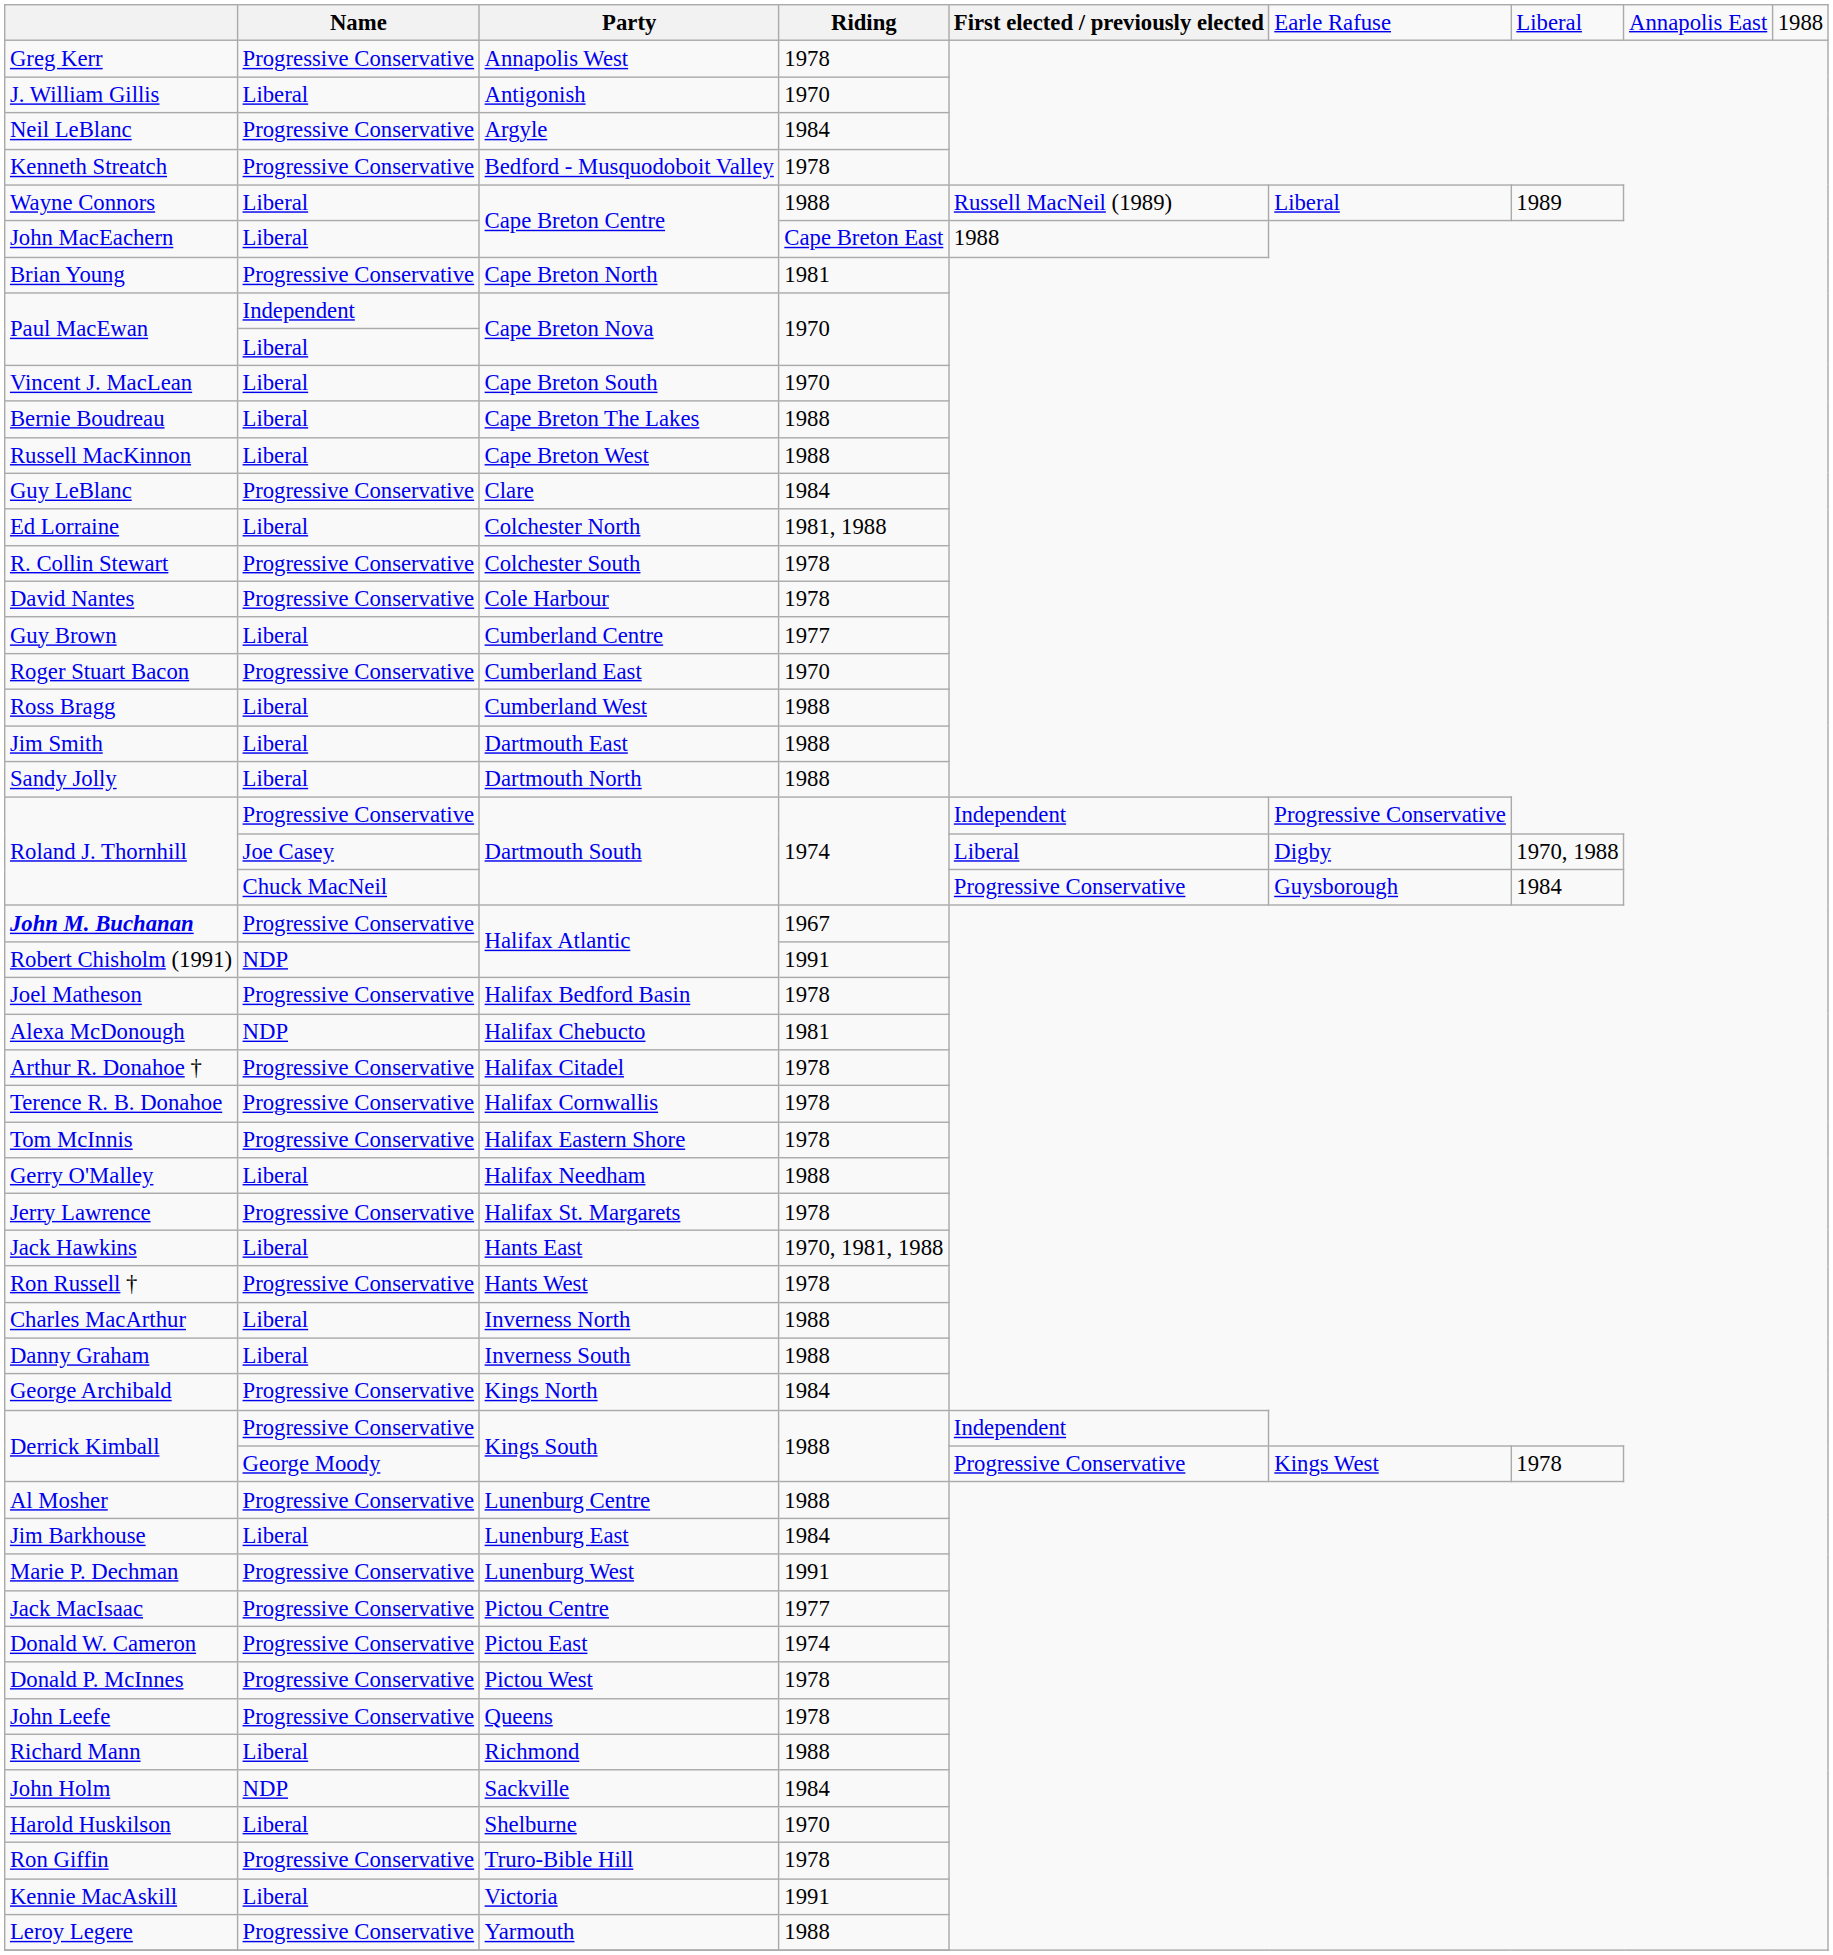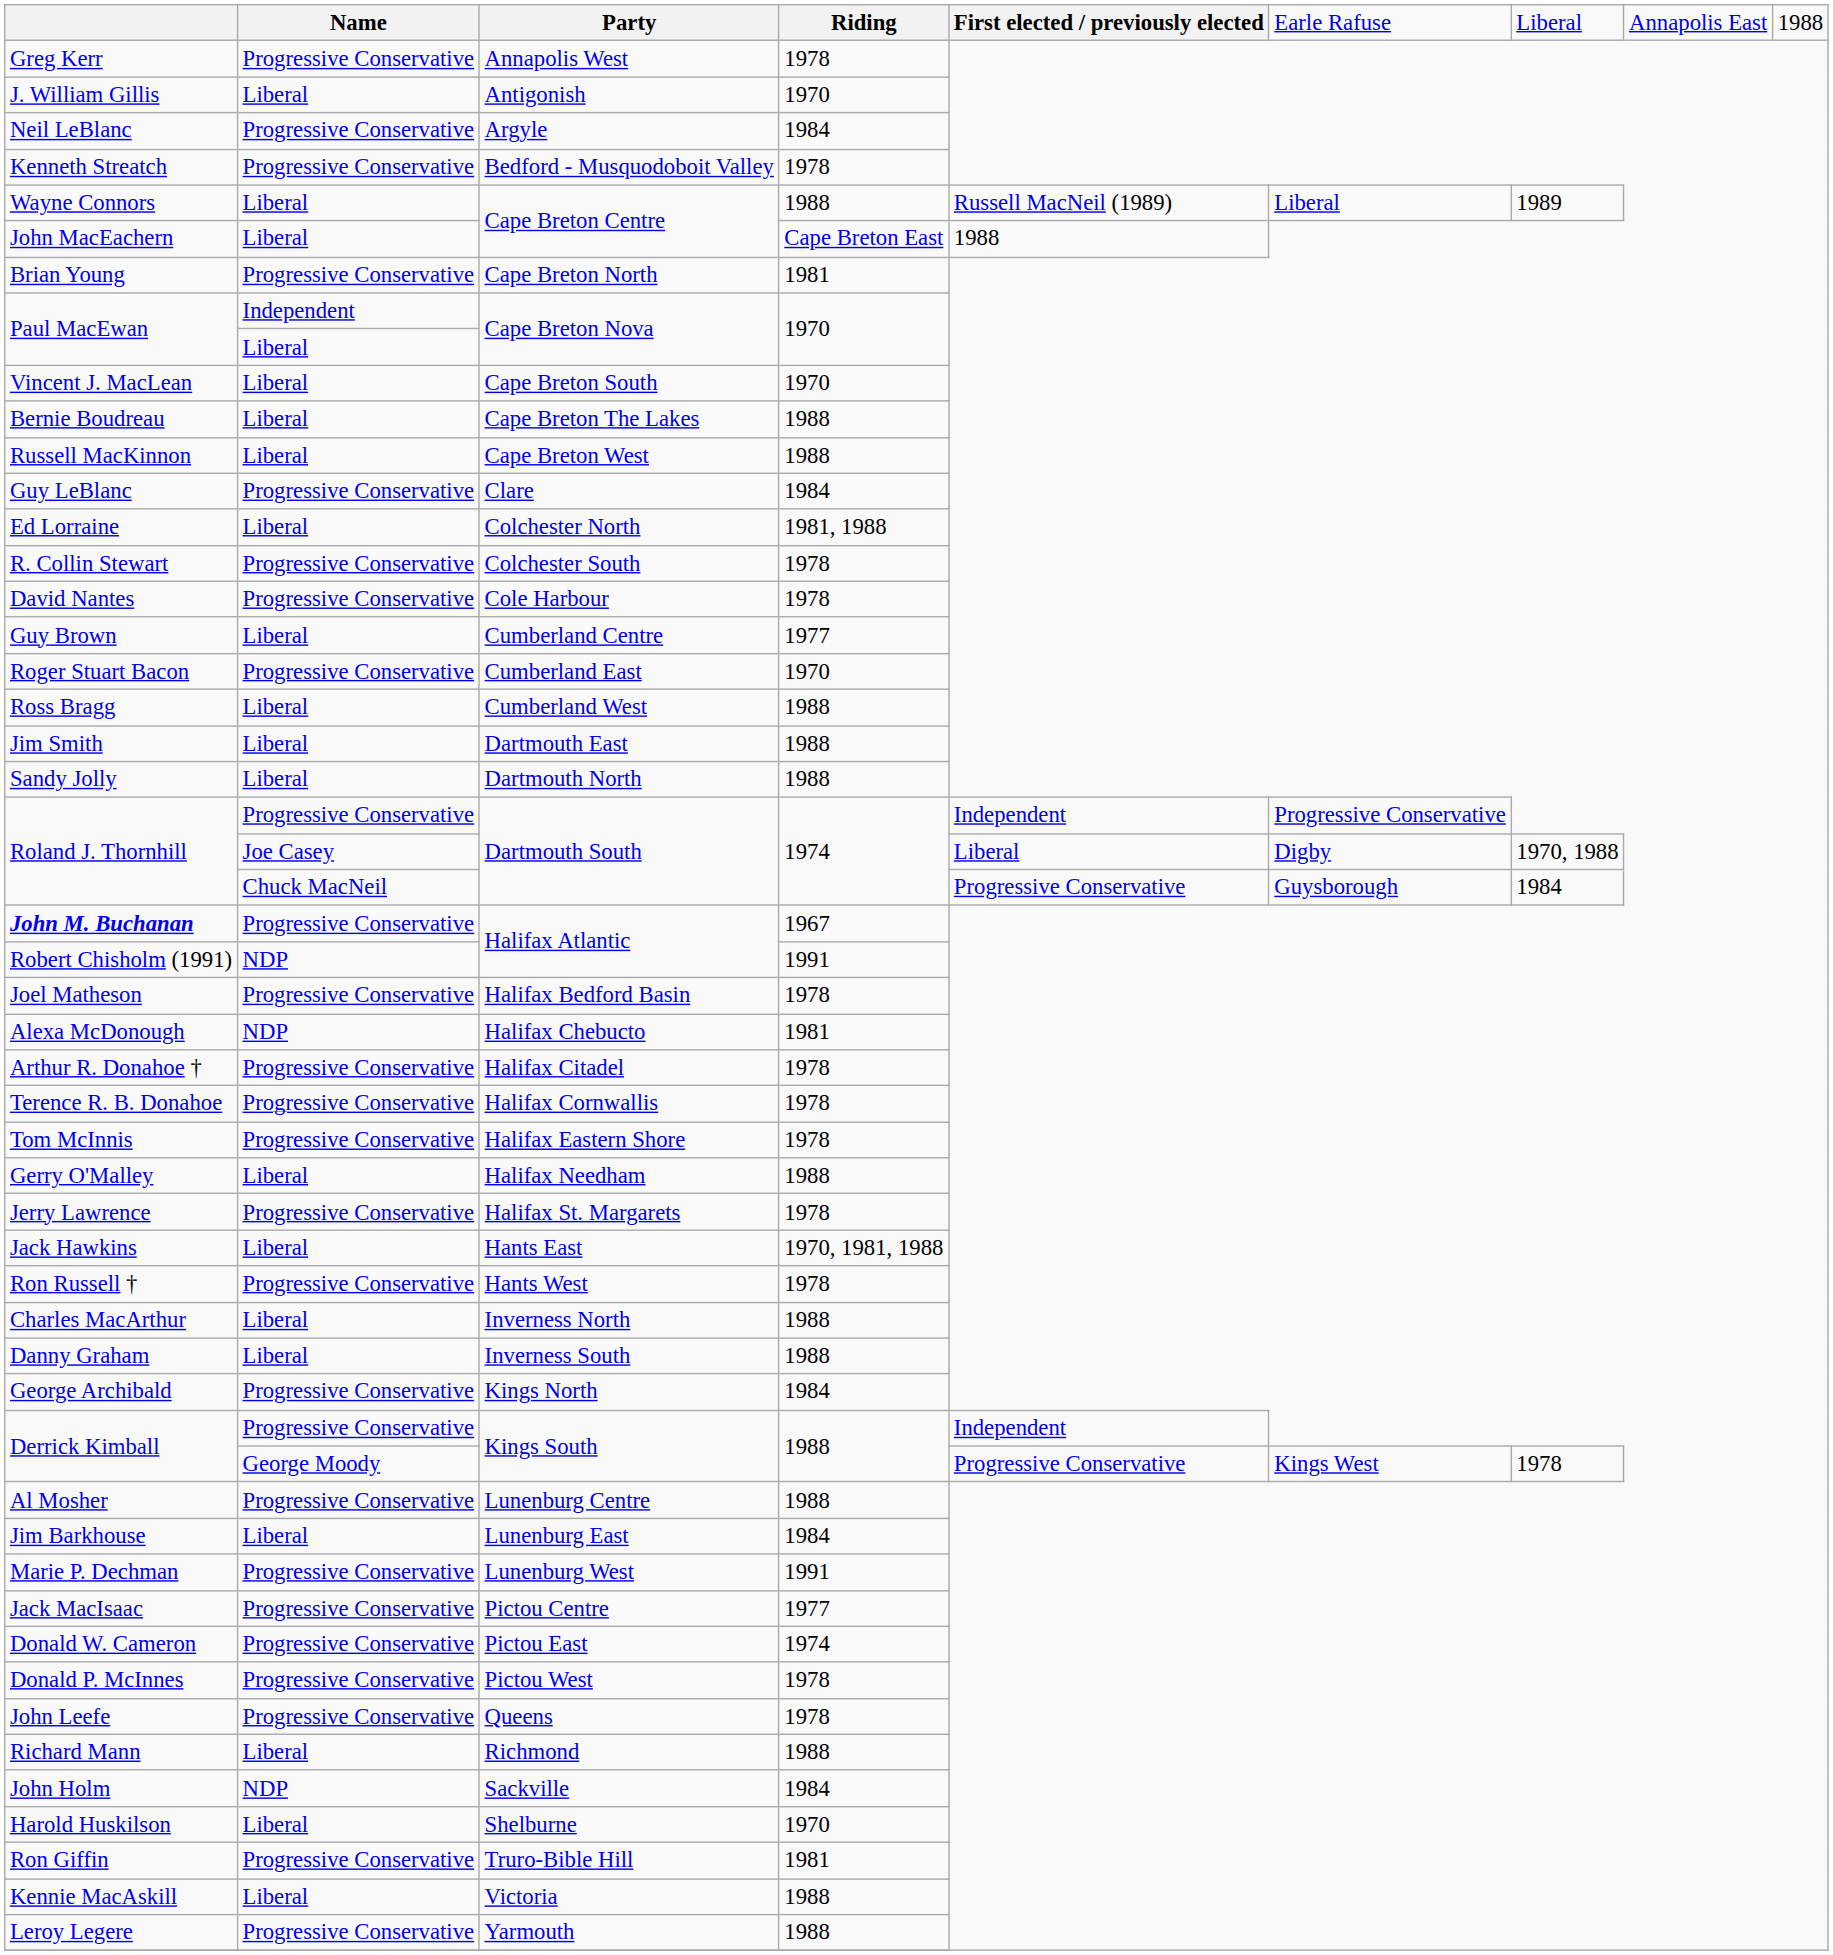(807, 1860) 1978 -> (807, 1860) 1981
(807, 1896) 1991 -> (807, 1896) 1988
